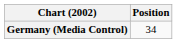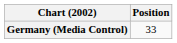(151, 30) 34 -> (151, 30) 33
